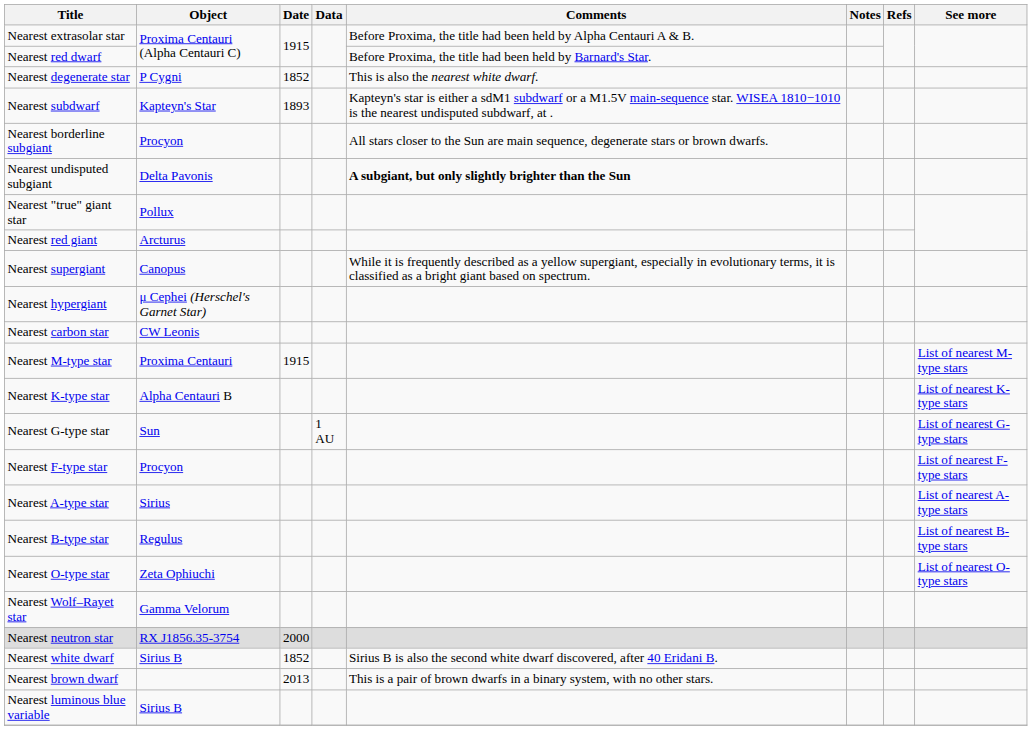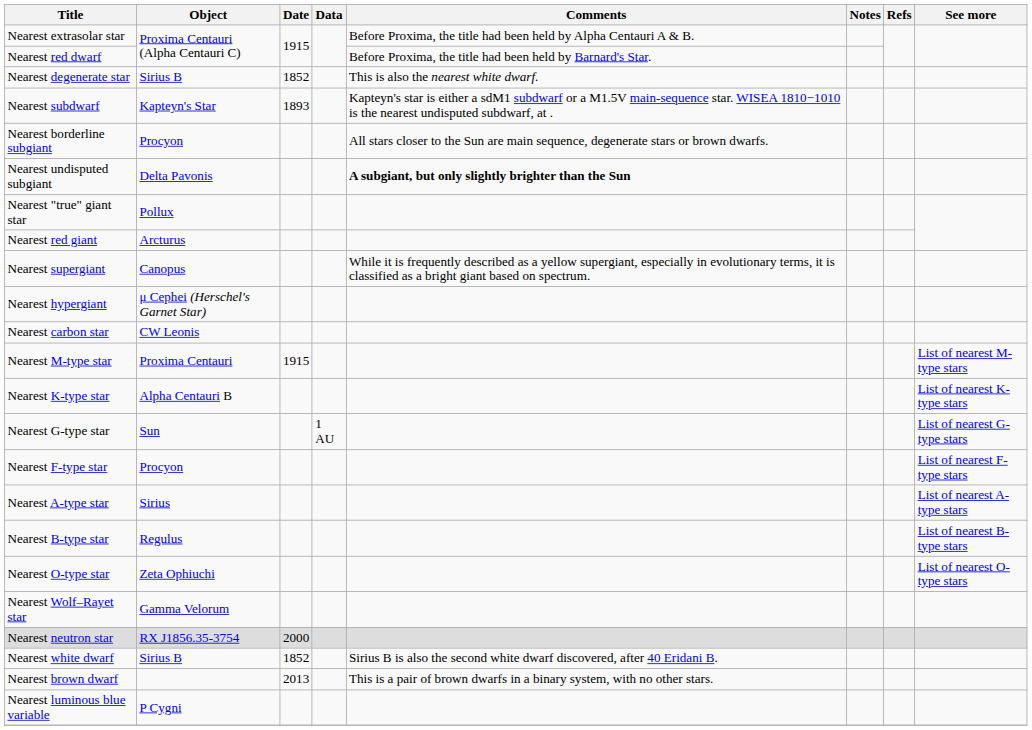(160, 77) P Cygni -> (161, 77) Sirius B
(161, 707) Sirius B -> (160, 707) P Cygni
